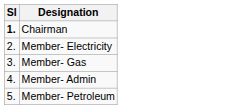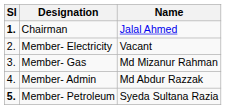+ column: (169, 12)
(11, 96) normal -> (11, 96) bold
